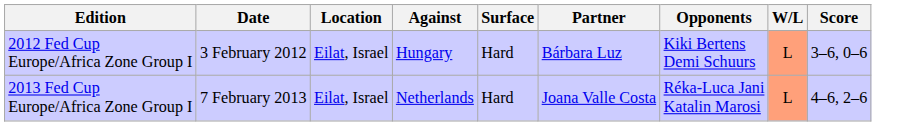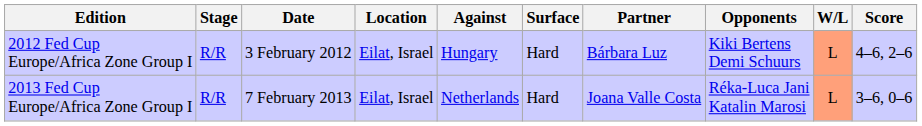+ column: (219, 17)
(839, 52) 3–6, 0–6 -> (884, 52) 4–6, 2–6
(839, 97) 4–6, 2–6 -> (884, 97) 3–6, 0–6
